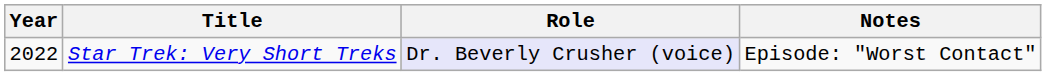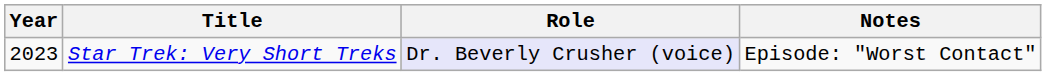(34, 54) 2022 -> (34, 54) 2023
